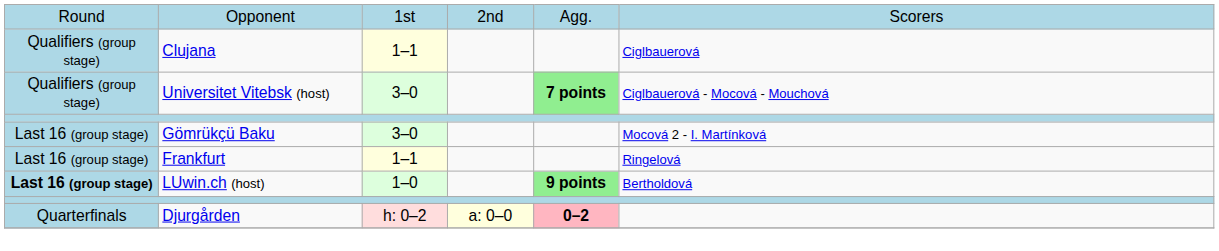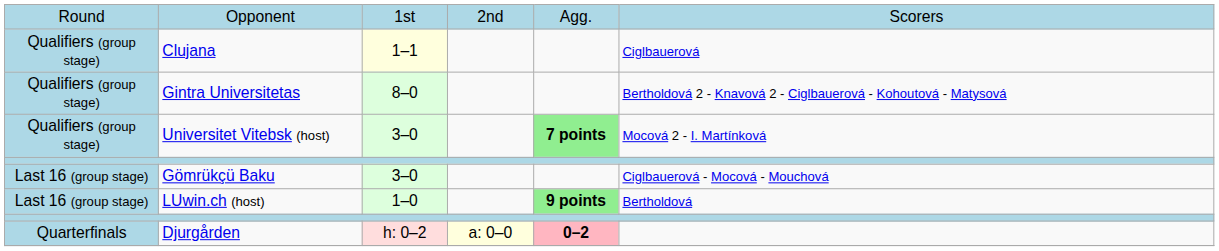+ row: (231, 93)
(726, 94) Ciglbauerová - Mocová - Mouchová -> (694, 136) Mocová 2 - I. Martínková
(694, 135) Mocová 2 - I. Martínková -> (726, 177) Ciglbauerová - Mocová - Mouchová
- row: (194, 158)
(82, 183) bold -> (82, 201) normal
